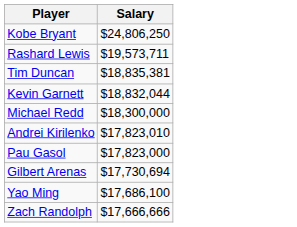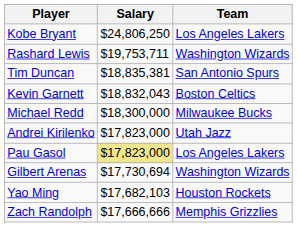+ column: (233, 14)
(135, 53) $19,573,711 -> (135, 53) $19,753,711
(135, 93) $18,832,044 -> (135, 93) $18,832,043
(135, 133) $17,823,010 -> (135, 133) $17,823,000
(135, 152) no background -> (135, 152) khaki background
(135, 192) $17,686,100 -> (135, 192) $17,682,103
